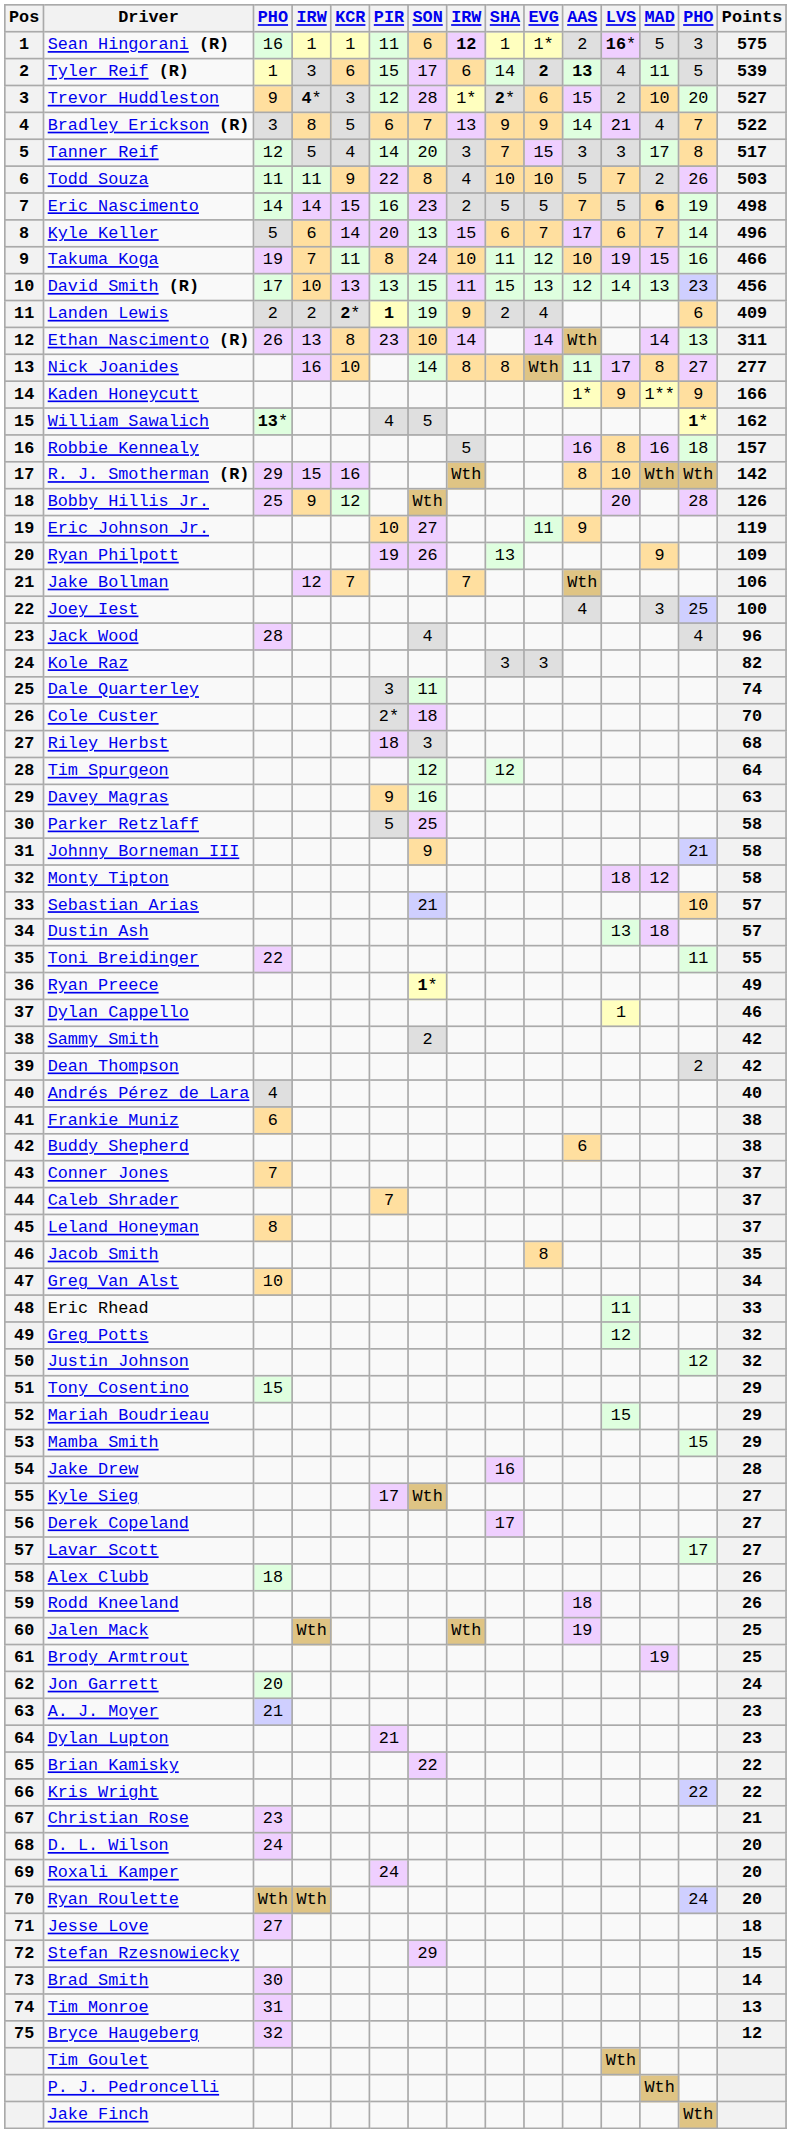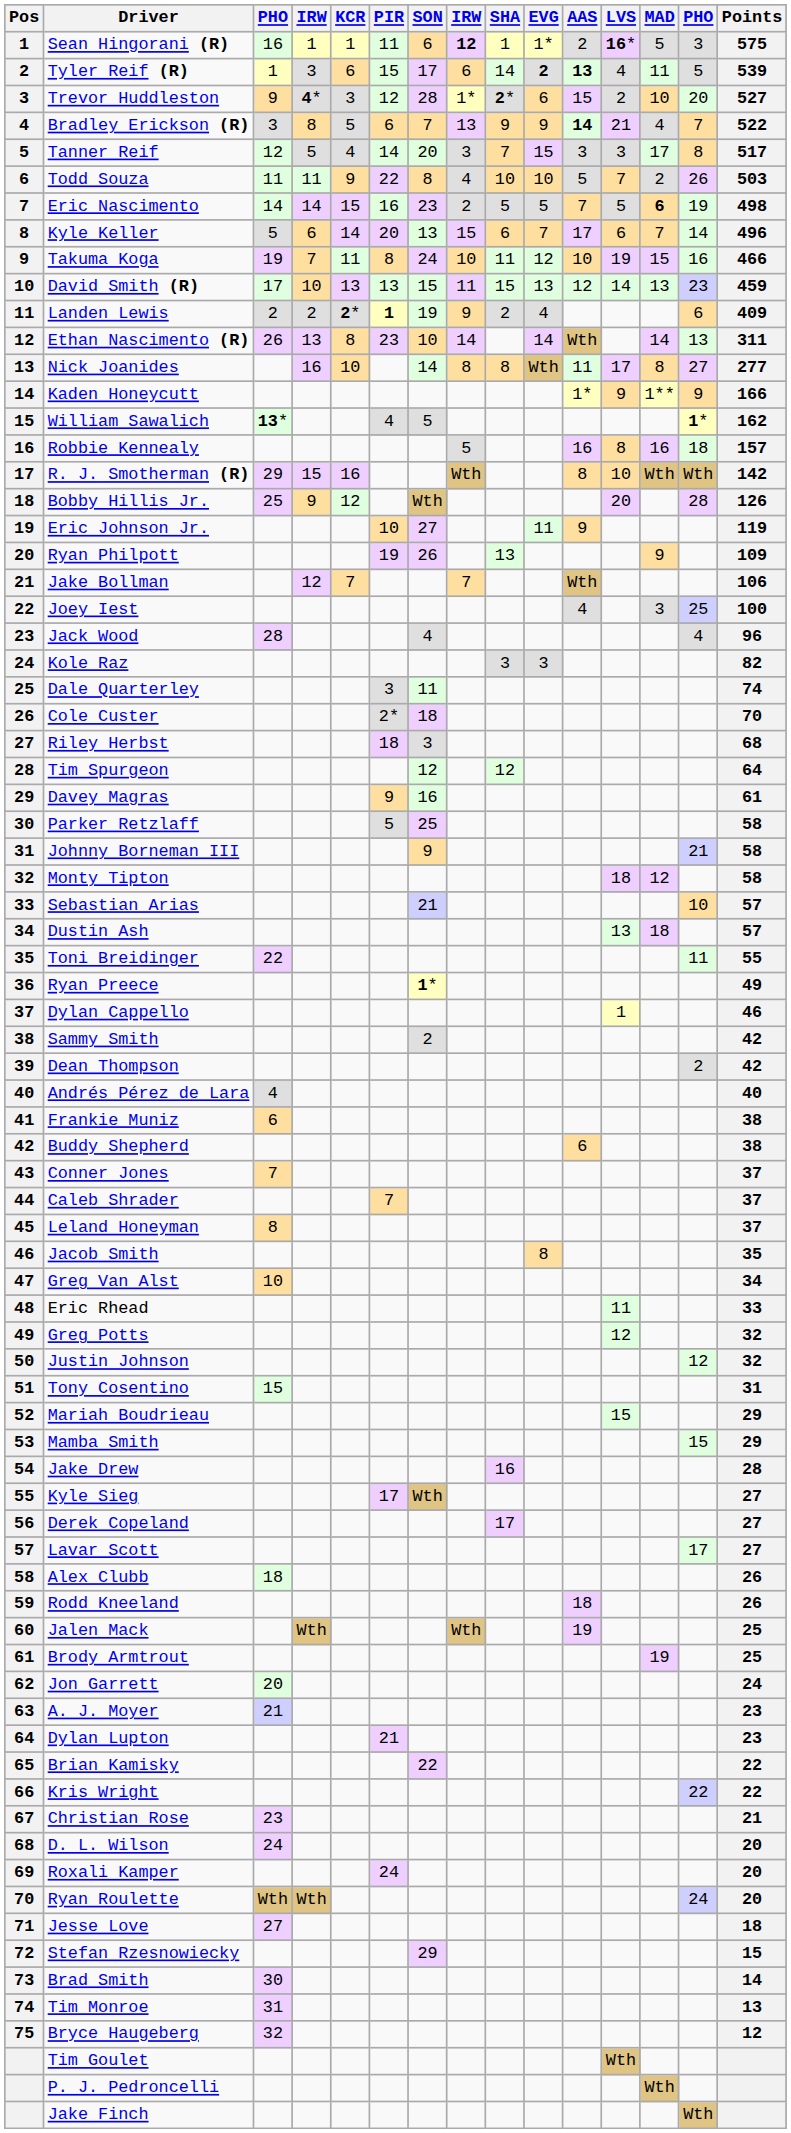(582, 126) normal -> (582, 126) bold
(752, 287) 456 -> (752, 287) 459
(752, 798) 63 -> (752, 798) 61
(752, 1389) 29 -> (752, 1389) 31
